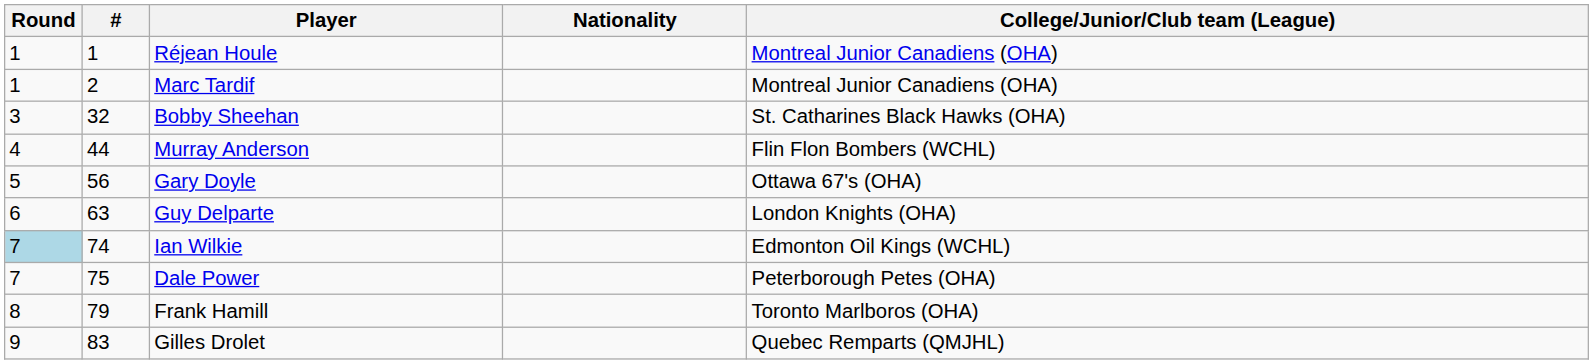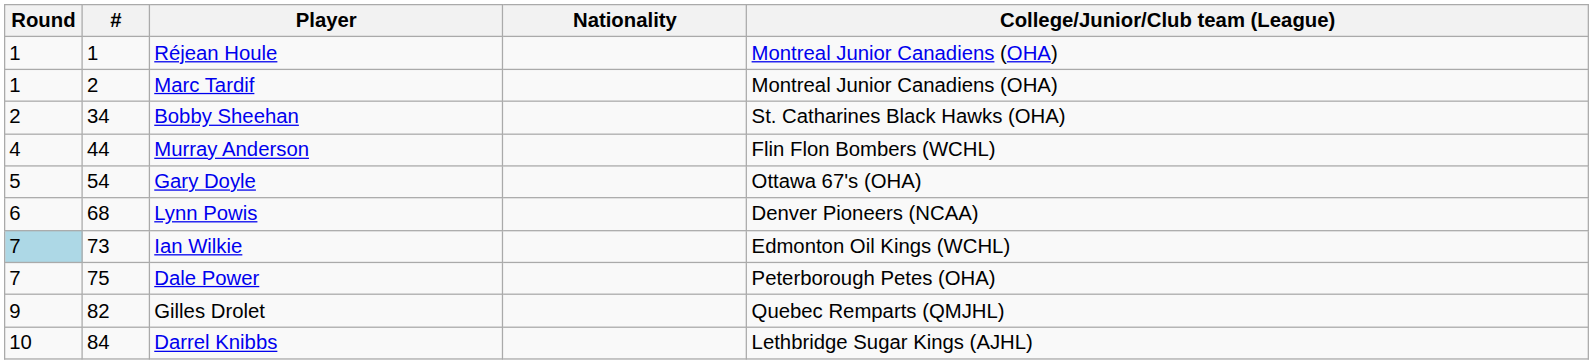(15, 117) 3 -> (15, 117) 2
(98, 117) 32 -> (98, 117) 34
(98, 181) 56 -> (98, 181) 54
- row: (214, 213)
+ row: (206, 213)
(98, 246) 74 -> (98, 246) 73
- row: (211, 310)
(98, 342) 83 -> (98, 310) 82
+ row: (216, 342)
